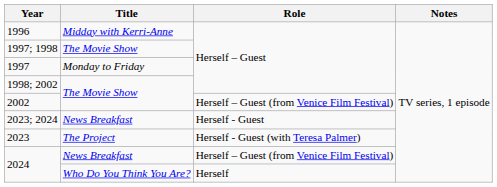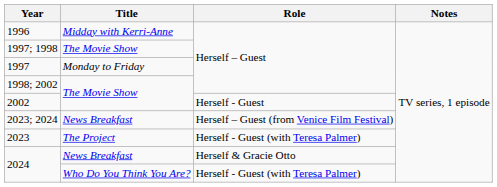(294, 102) Herself – Guest (from Venice Film Festival) -> (230, 102) Herself - Guest
(230, 119) Herself - Guest -> (294, 119) Herself – Guest (from Venice Film Festival)
(294, 155) Herself – Guest (from Venice Film Festival) -> (246, 155) Herself & Gracie Otto
(212, 173) Herself -> (278, 173) Herself - Guest (with Teresa Palmer)
